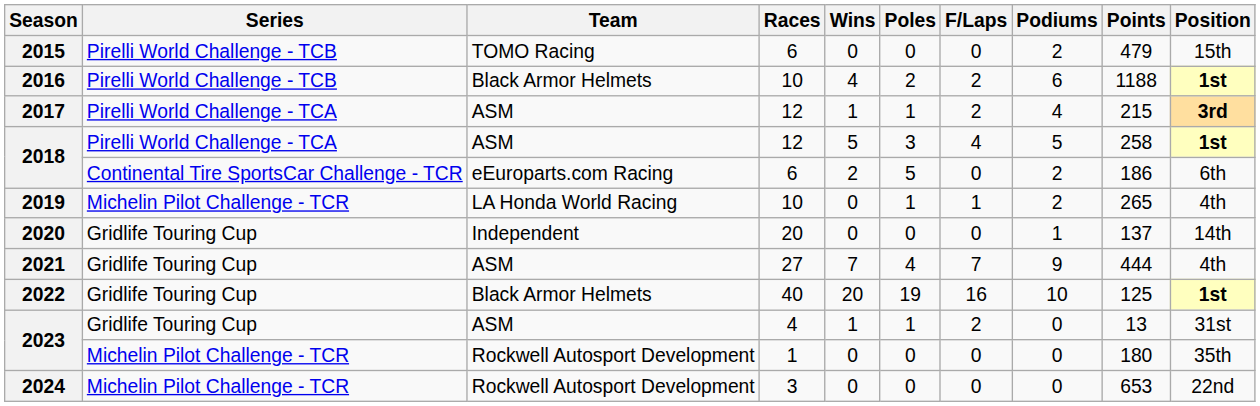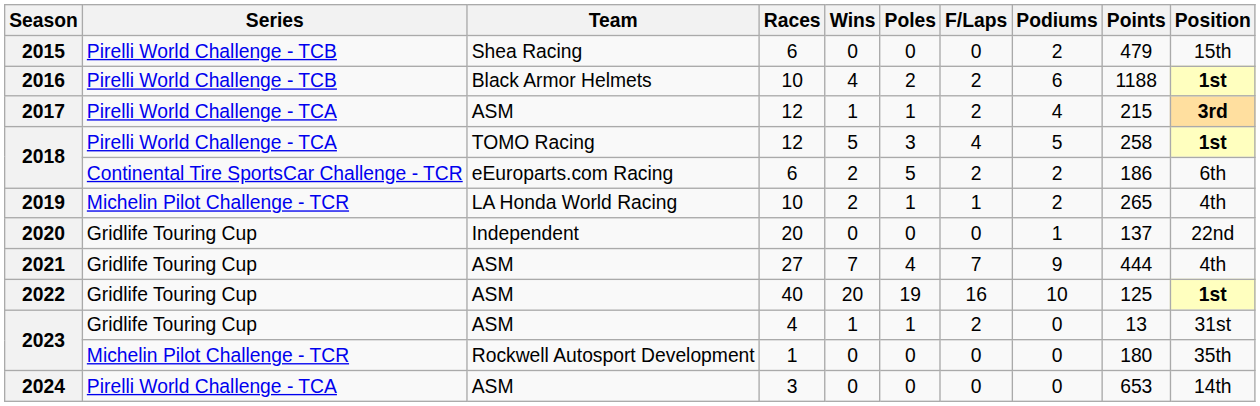(533, 51) TOMO Racing -> (527, 51) Shea Racing
(493, 142) ASM -> (533, 142) TOMO Racing
(976, 173) 0 -> (976, 173) 2
(853, 203) 0 -> (853, 203) 2
(1213, 234) 14th -> (1213, 234) 22nd
(562, 295) Black Armor Helmets -> (493, 295) ASM
(218, 386) Michelin Pilot Challenge - TCR -> (212, 386) Pirelli World Challenge - TCA
(613, 386) Rockwell Autosport Development -> (493, 386) ASM
(1213, 386) 22nd -> (1213, 386) 14th
